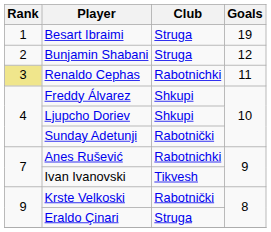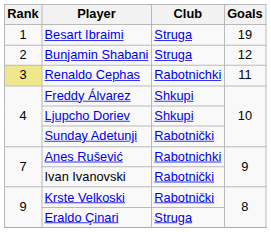(176, 177) Tikvesh -> (184, 177) Rabotnički
